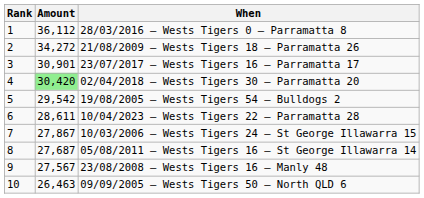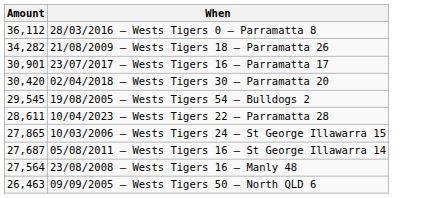- column: (20, 13)
(56, 47) 34,272 -> (26, 47) 34,282
(56, 82) lightgreen background -> (26, 82) no background
(56, 99) 29,542 -> (26, 99) 29,545
(56, 133) 27,867 -> (26, 133) 27,865
(56, 167) 27,567 -> (26, 167) 27,564
